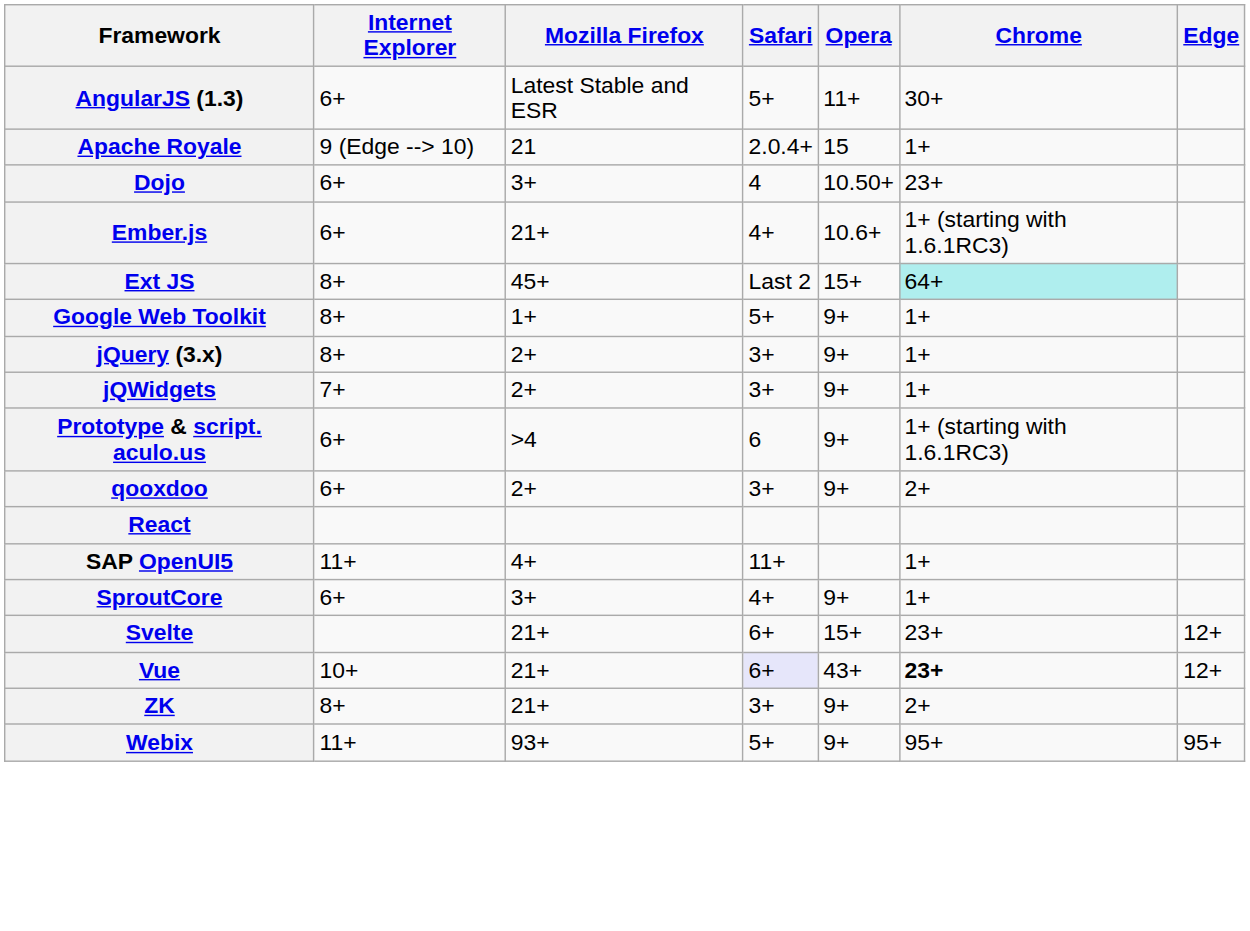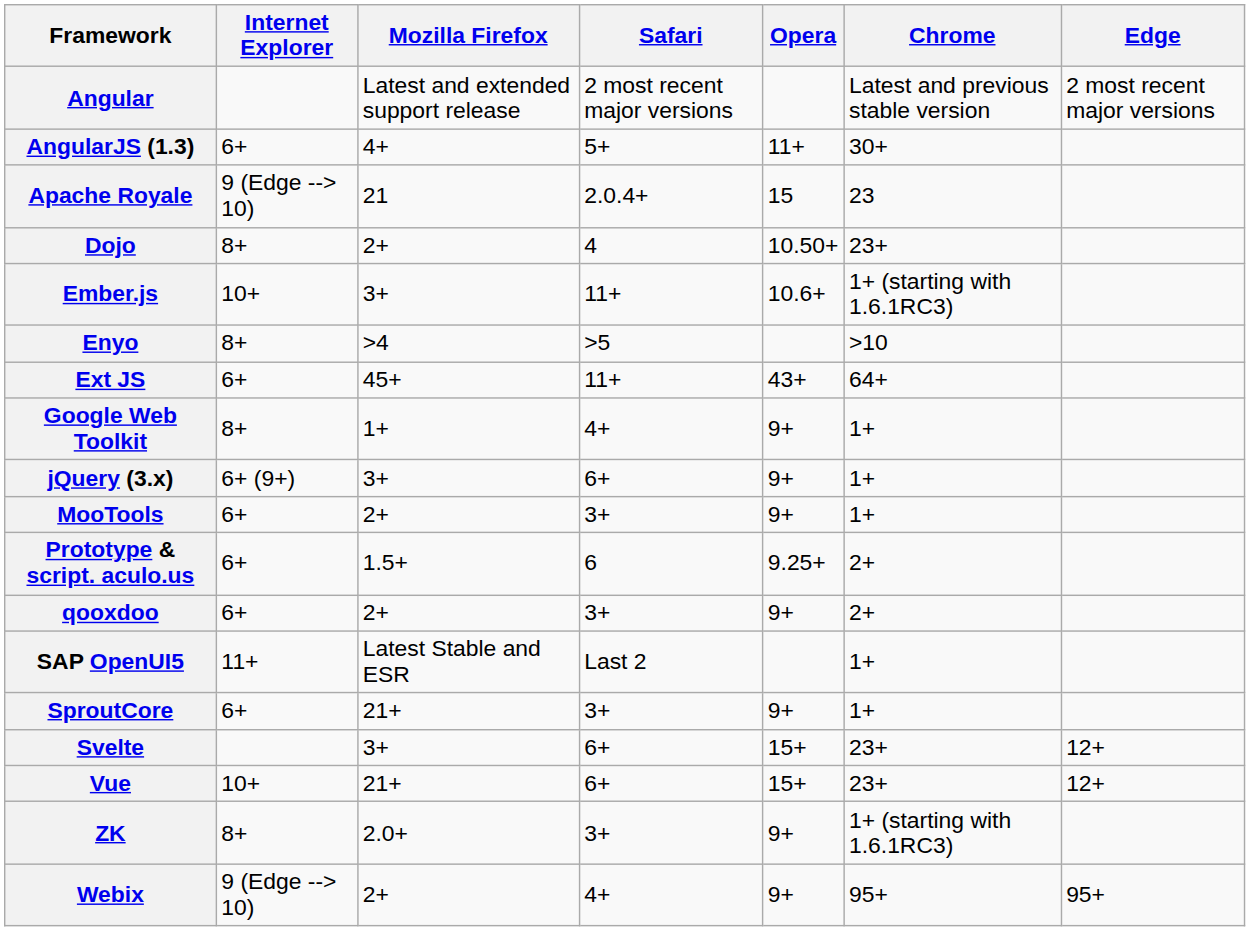+ row: (110, 97)
(600, 97) Latest Stable and ESR -> (376, 146) 4+
(918, 146) 1+ -> (862, 195) 23
(333, 182) 6+ -> (234, 245) 8+
(524, 182) 3+ -> (376, 245) 2+
(333, 232) 6+ -> (241, 294) 10+
(530, 232) 21+ -> (376, 294) 3+
(762, 232) 4+ -> (603, 294) 11+
+ row: (110, 343)
(333, 281) 8+ -> (234, 379) 6+
(780, 281) Last 2 -> (603, 379) 11+
(843, 281) 15+ -> (787, 379) 43+
(924, 281) paleturquoise background -> (868, 379) no background
(762, 317) 5+ -> (597, 428) 4+
(333, 353) 8+ -> (258, 477) 6+ (9+)
(524, 353) 2+ -> (376, 477) 3+
(762, 353) 3+ -> (597, 477) 6+
- row: (159, 390)
+ row: (110, 514)
(524, 439) >4 -> (385, 563) 1.5+
(836, 439) 9+ -> (797, 563) 9.25+
(986, 439) 1+ (starting with 1.6.1RC3) -> (862, 563) 2+
- row: (160, 524)
(524, 561) 4+ -> (452, 661) Latest Stable and ESR
(767, 561) 11+ -> (615, 661) Last 2
(524, 597) 3+ -> (382, 710) 21+
(762, 597) 4+ -> (597, 710) 3+
(530, 633) 21+ -> (376, 747) 3+
(762, 669) lavender background -> (597, 783) no background
(843, 669) 43+ -> (787, 783) 15+
(924, 669) bold -> (868, 783) normal
(530, 706) 21+ -> (385, 832) 2.0+
(918, 706) 2+ -> (930, 832) 1+ (starting with 1.6.1RC3)
(338, 742) 11+ -> (279, 894) 9 (Edge --> 10)
(530, 742) 93+ -> (376, 894) 2+
(762, 742) 5+ -> (597, 894) 4+
